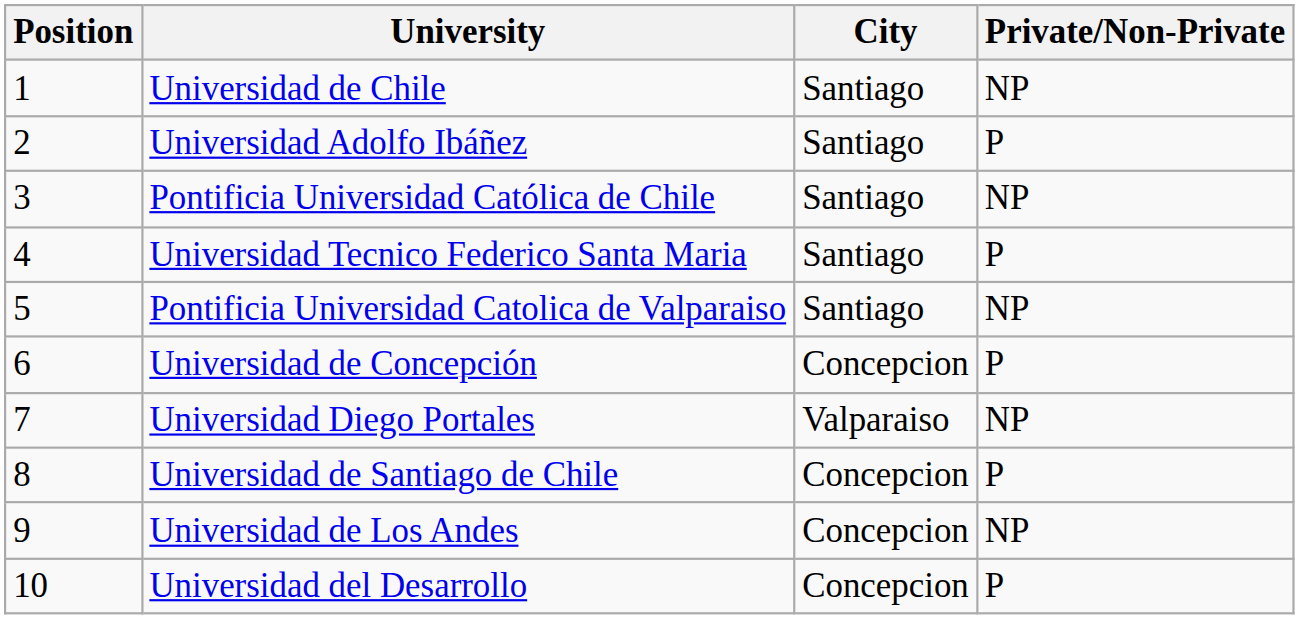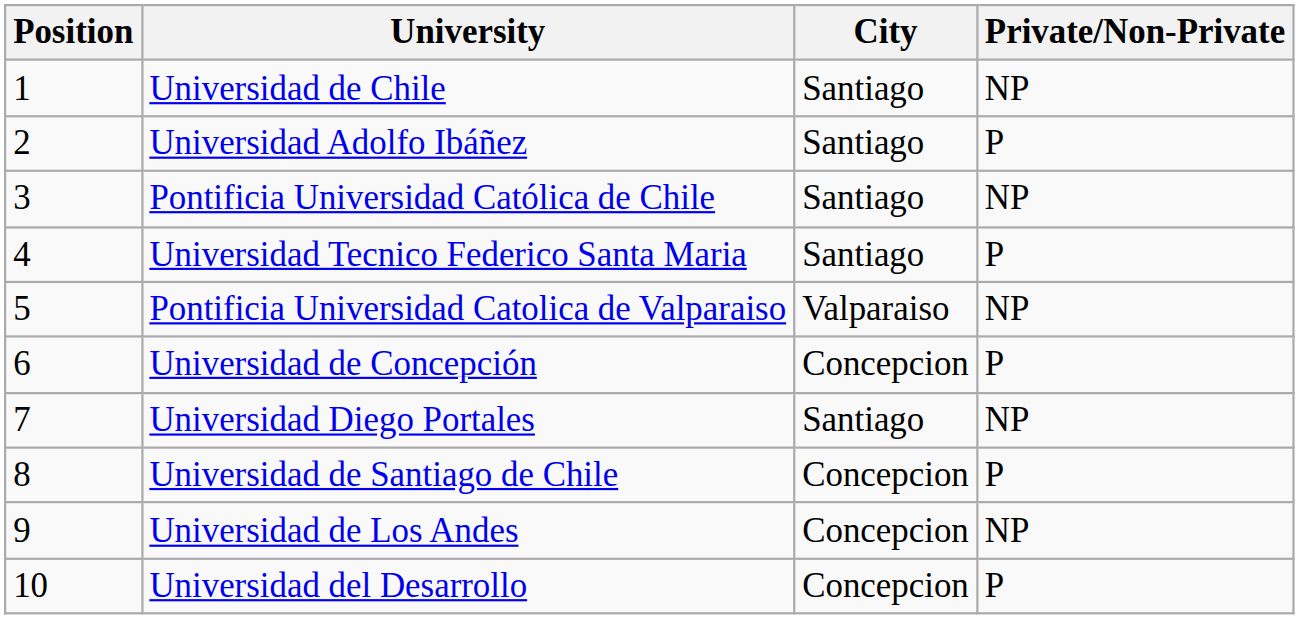(863, 308) Santiago -> (876, 308) Valparaiso
(876, 419) Valparaiso -> (863, 419) Santiago
